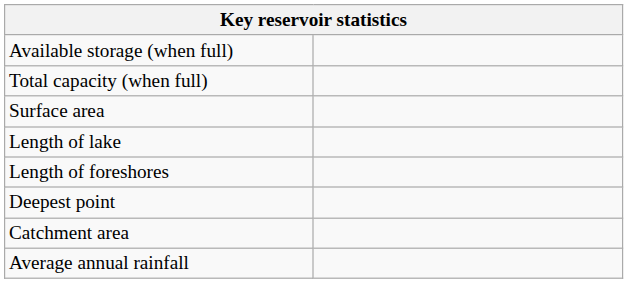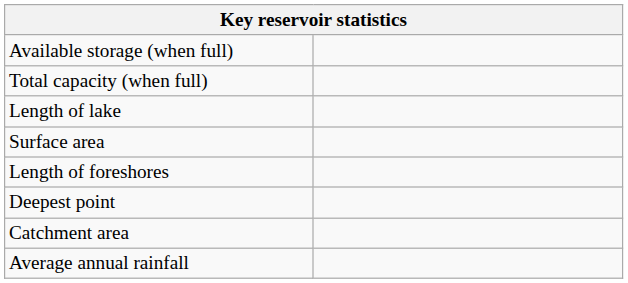rows swapped: (57, 111) <-> (65, 141)
